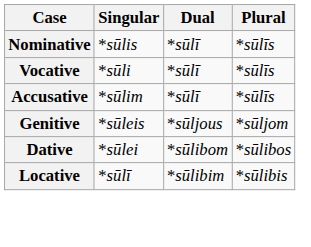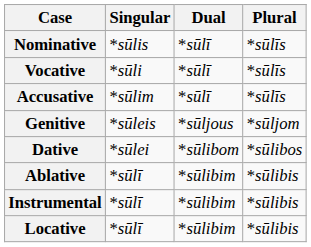+ row: (55, 176)
+ row: (55, 202)
